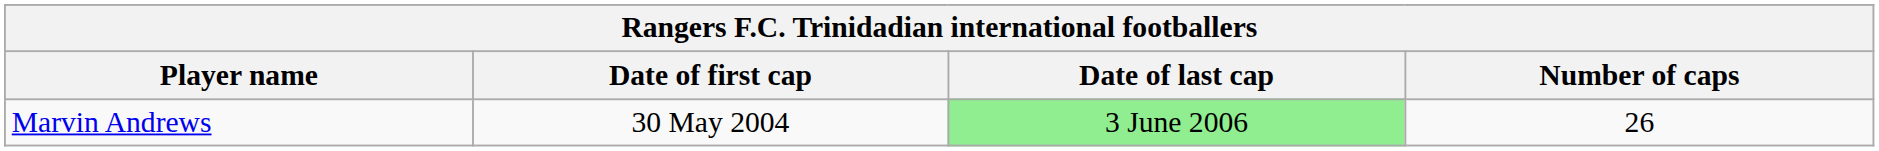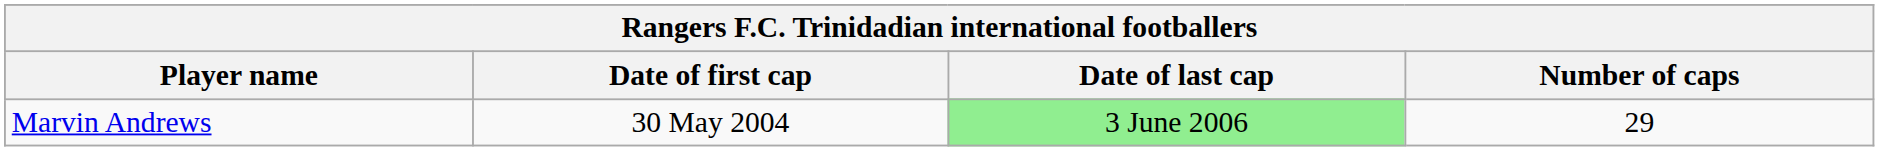(1639, 121) 26 -> (1639, 121) 29
